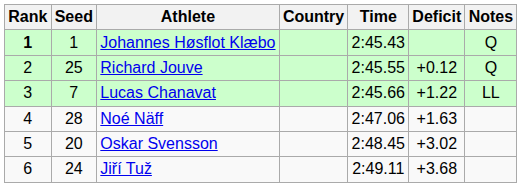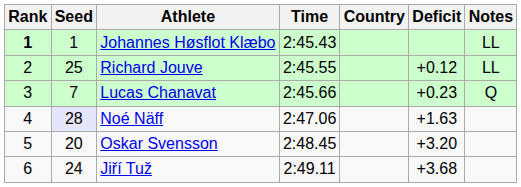columns swapped: (314, 17) <-> (378, 17)
(491, 42) Q -> (491, 42) LL
(491, 67) Q -> (491, 67) LL
(437, 93) +1.22 -> (437, 93) +0.23
(491, 93) LL -> (491, 93) Q
(74, 118) no background -> (74, 118) lavender background
(437, 144) +3.02 -> (437, 144) +3.20
